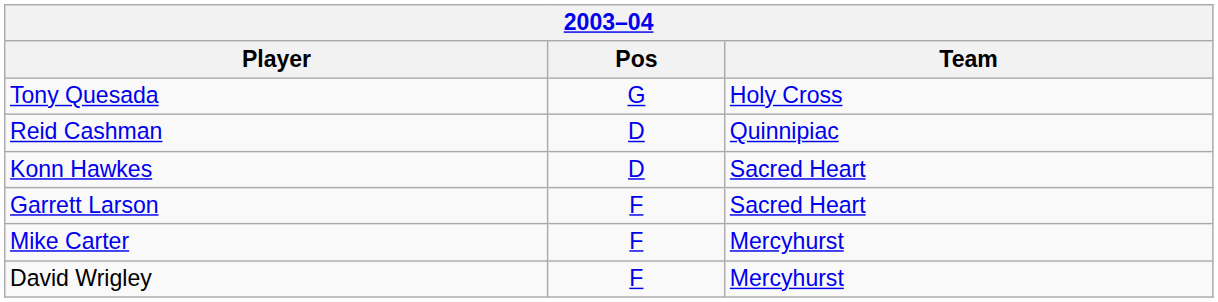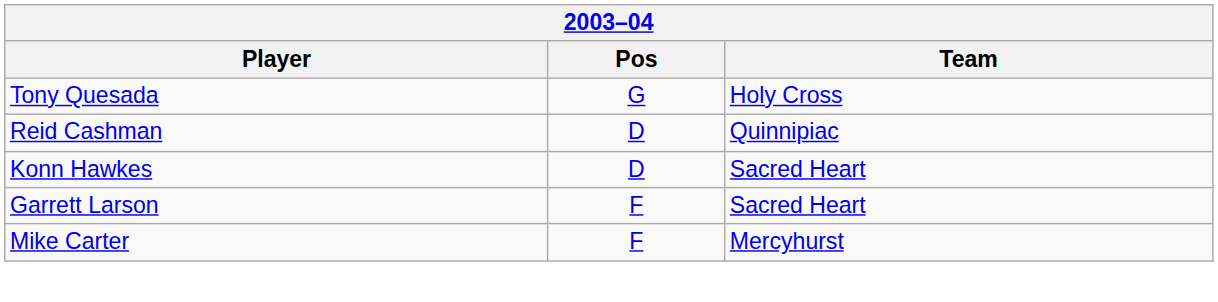- row: (81, 278)
